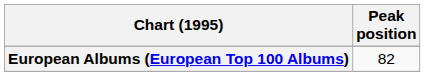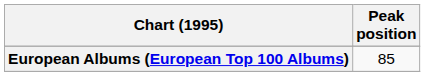(386, 58) 82 -> (386, 58) 85
